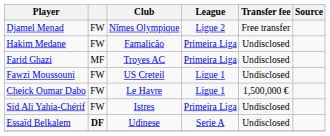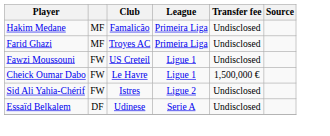- row: (35, 28)
(97, 44) FW -> (97, 28) MF
(210, 107) Primeira Liga -> (181, 91) Ligue 2
(97, 123) bold -> (97, 107) normal
